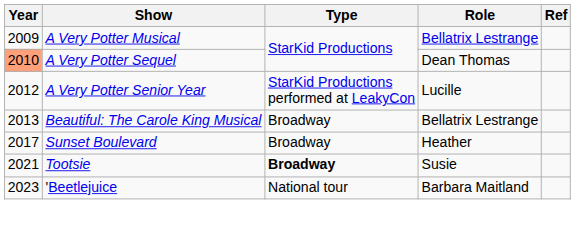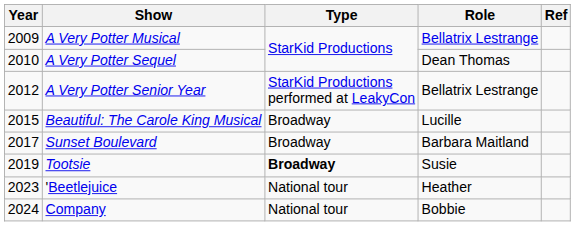(23, 60) lightsalmon background -> (23, 60) no background
(442, 90) Lucille -> (480, 90) Bellatrix Lestrange
(23, 120) 2013 -> (23, 120) 2015
(480, 120) Bellatrix Lestrange -> (442, 120) Lucille
(447, 143) Heather -> (475, 143) Barbara Maitland
(23, 165) 2021 -> (23, 165) 2019
(475, 187) Barbara Maitland -> (447, 187) Heather
+ row: (76, 210)
